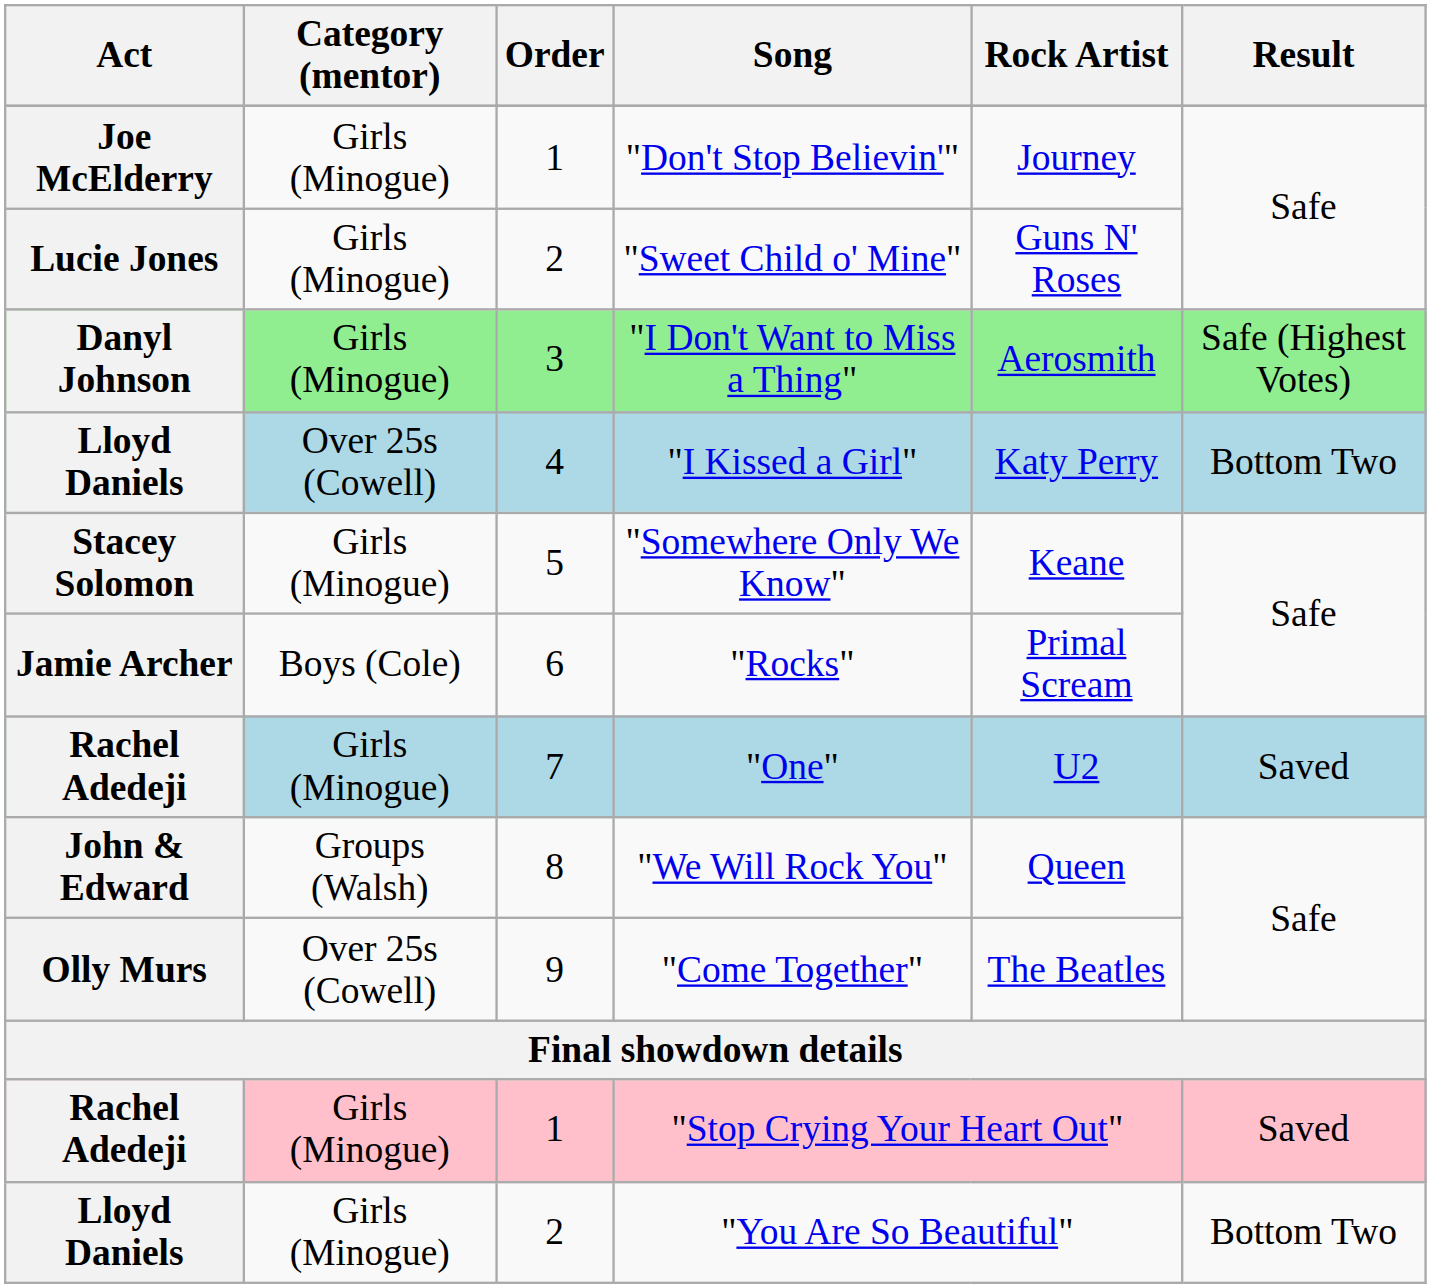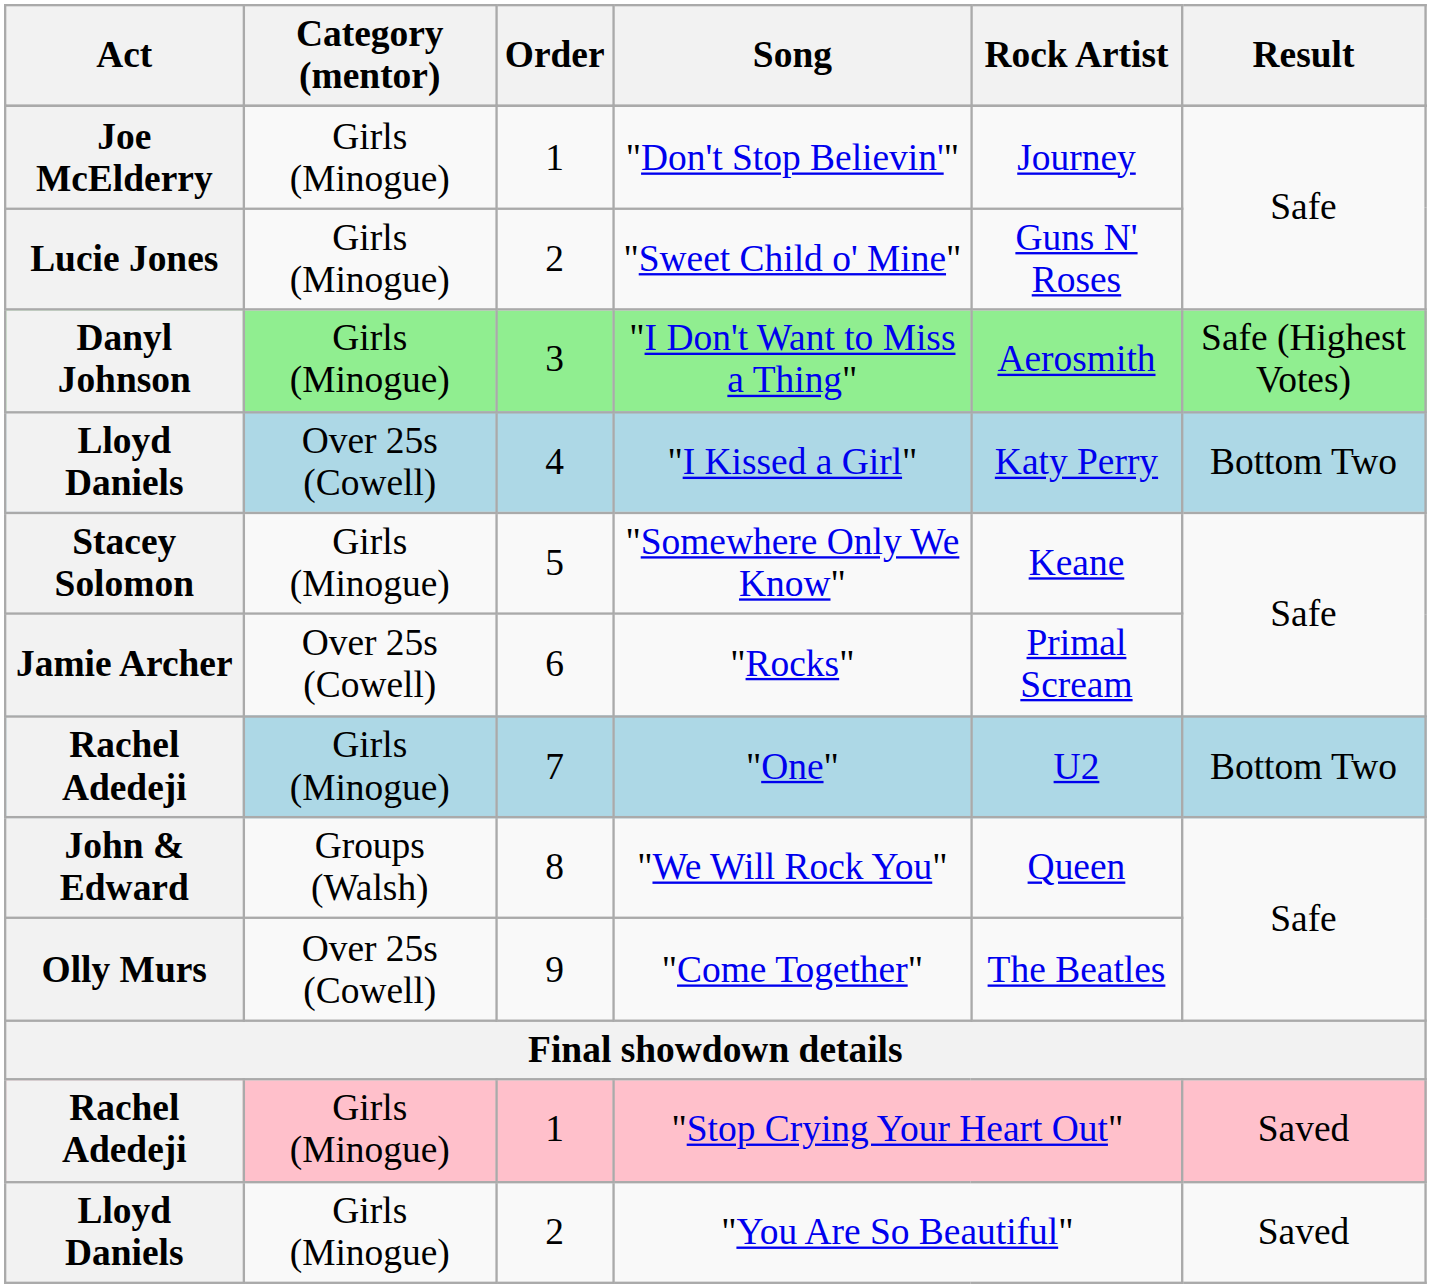(370, 664) Boys (Cole) -> (370, 664) Over 25s (Cowell)
(1303, 765) Saved -> (1303, 765) Bottom Two
(1303, 1231) Bottom Two -> (1303, 1231) Saved
